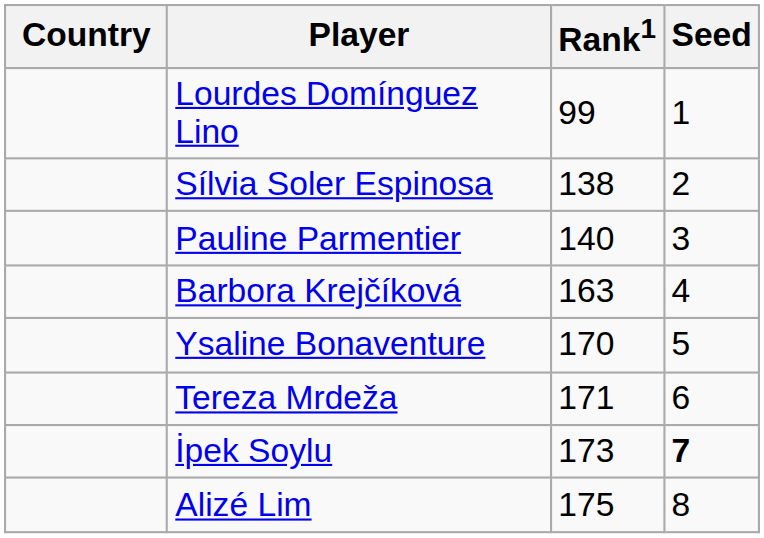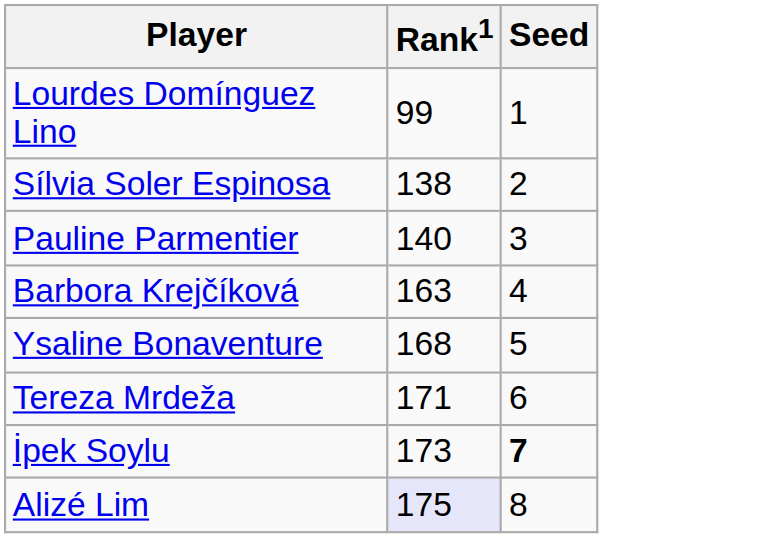- column: (86, 35)
(586, 344) 170 -> (424, 344) 168
(586, 504) no background -> (424, 504) lavender background
